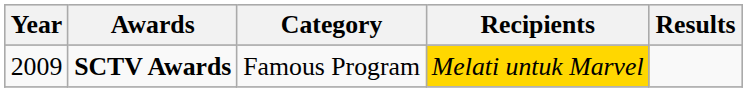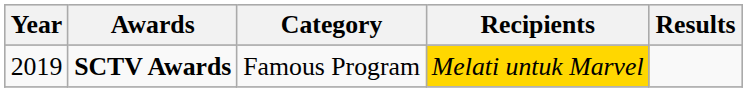(37, 65) 2009 -> (37, 65) 2019
